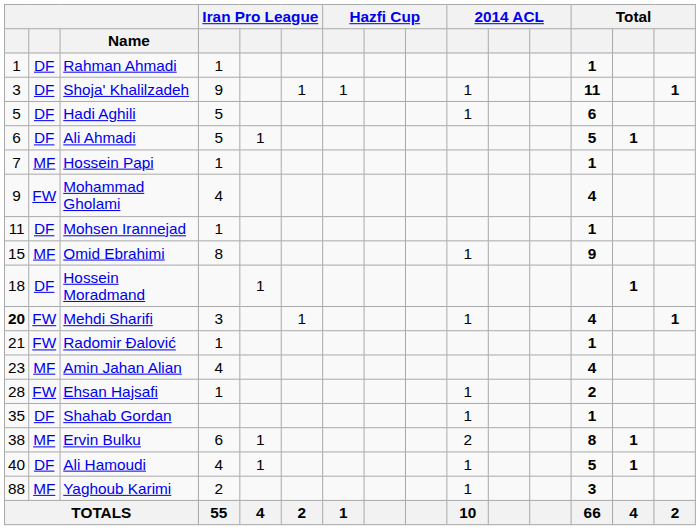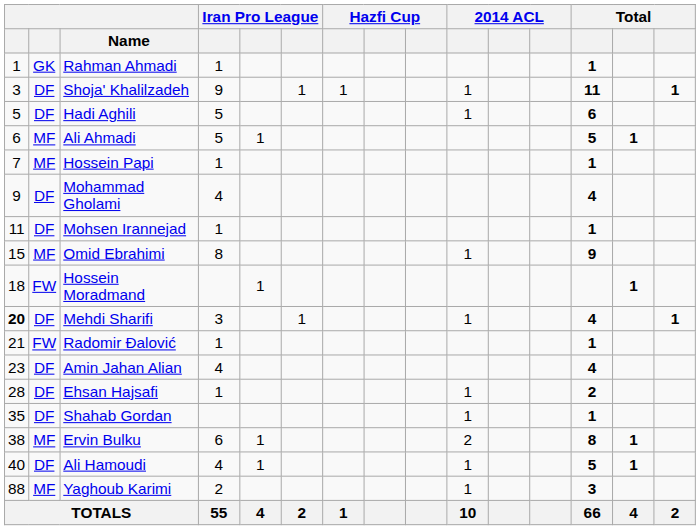(44, 65) DF -> (44, 65) GK
(44, 138) DF -> (44, 138) MF
(44, 196) FW -> (44, 196) DF
(44, 286) DF -> (44, 286) FW
(44, 319) FW -> (44, 319) DF
(44, 367) MF -> (44, 367) DF
(44, 391) FW -> (44, 391) DF
